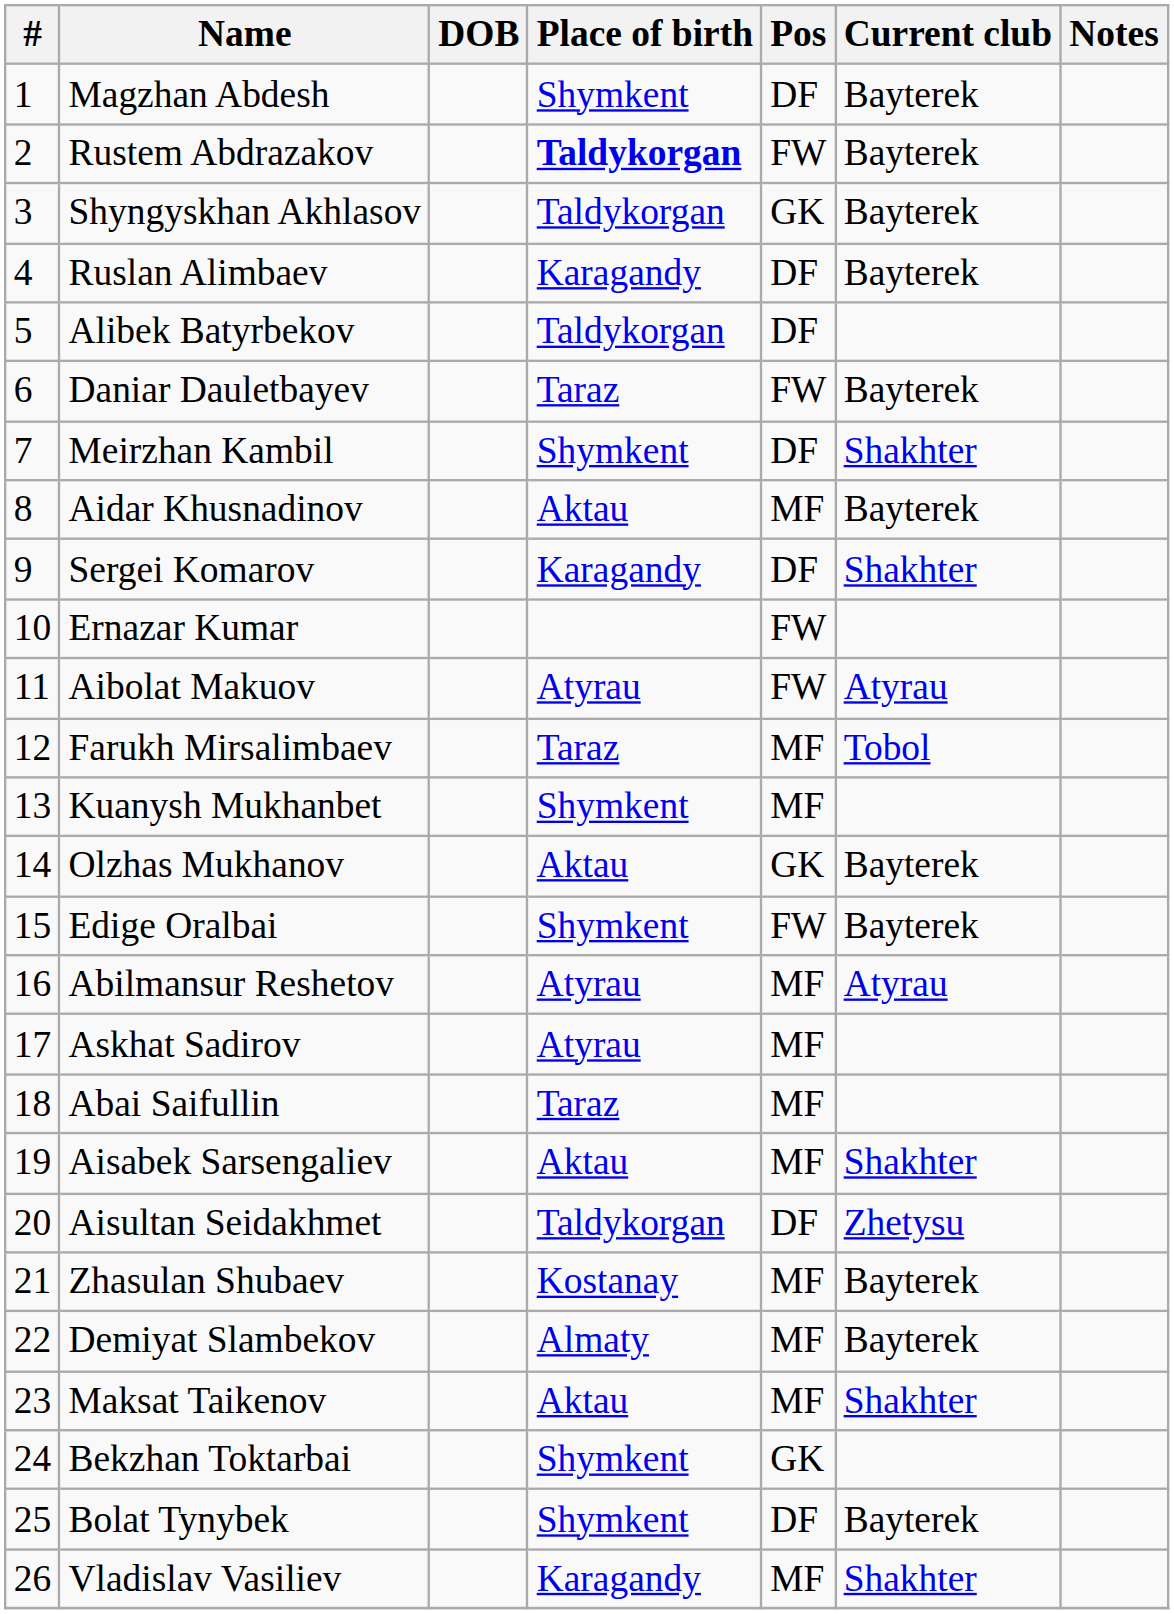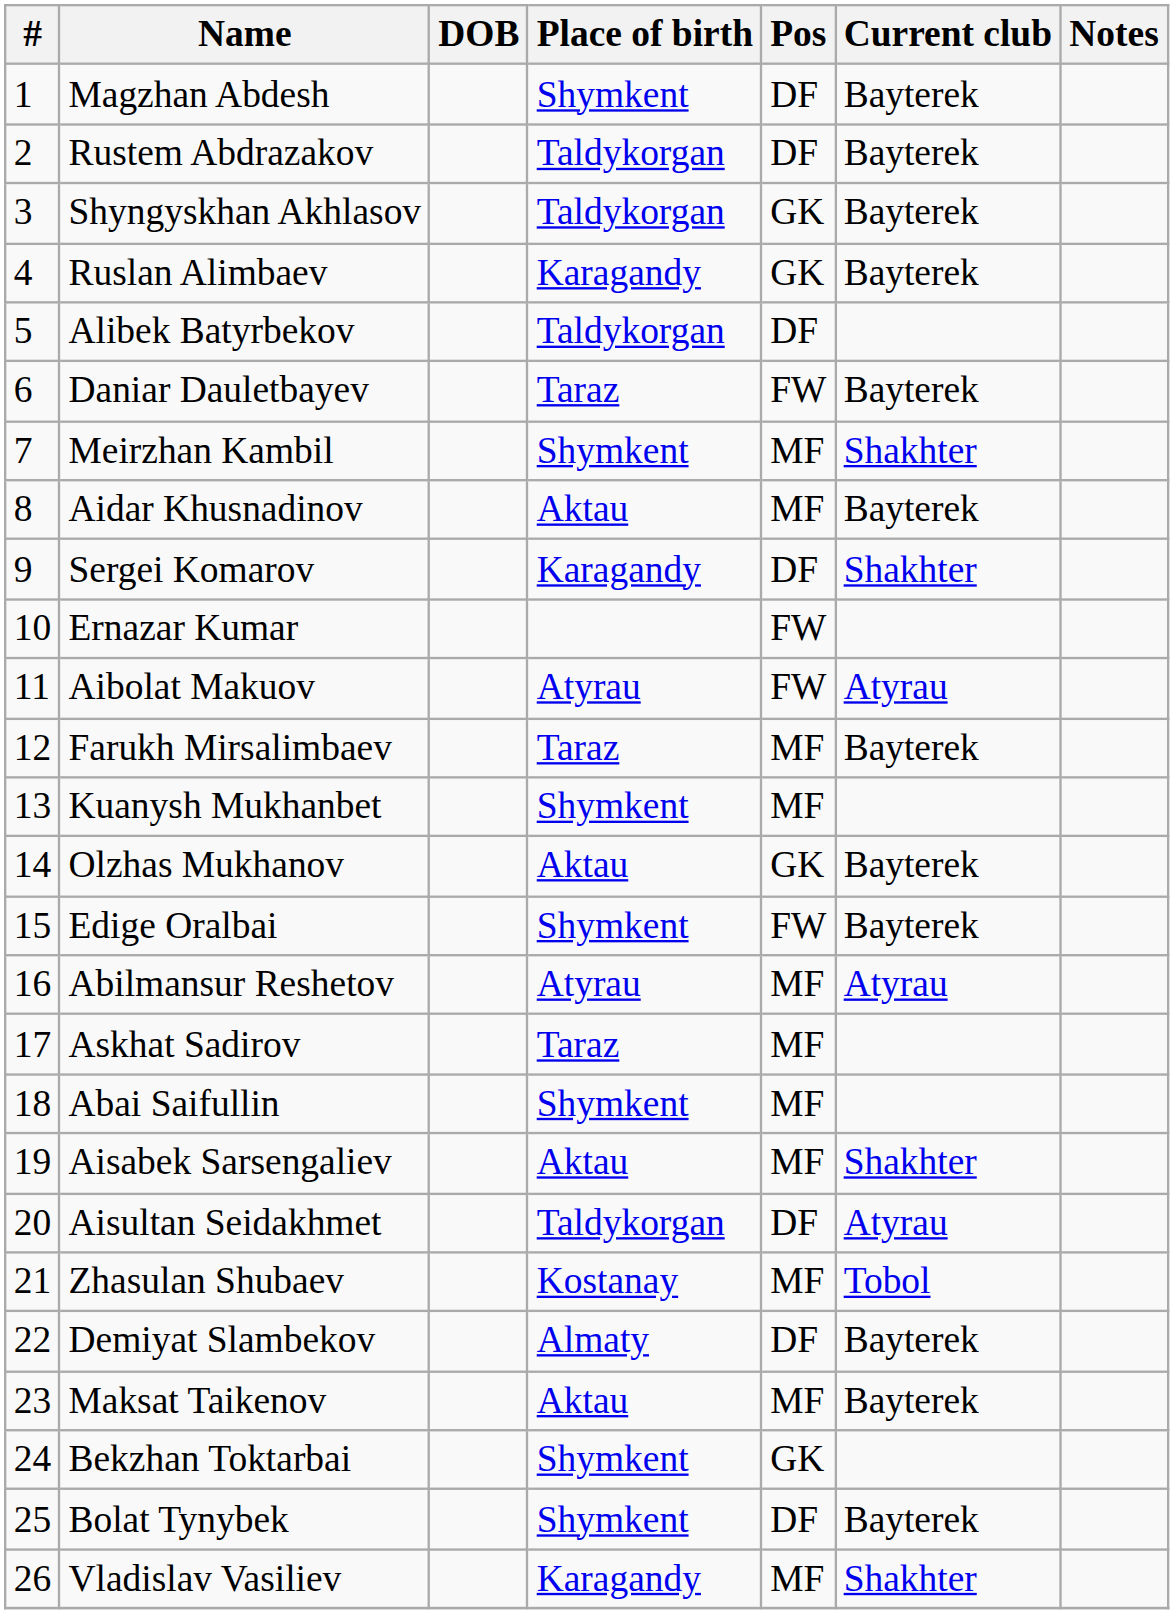(639, 152) bold -> (631, 152) normal
(798, 152) FW -> (794, 152) DF
(794, 271) DF -> (797, 271) GK
(794, 449) DF -> (797, 449) MF
(887, 746) Tobol -> (911, 746) Bayterek
(589, 1043) Atyrau -> (578, 1043) Taraz
(578, 1102) Taraz -> (613, 1102) Shymkent
(904, 1221) Zhetysu -> (896, 1221) Atyrau
(911, 1281) Bayterek -> (887, 1281) Tobol
(797, 1340) MF -> (794, 1340) DF
(910, 1399) Shakhter -> (911, 1399) Bayterek
